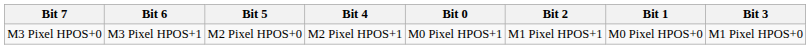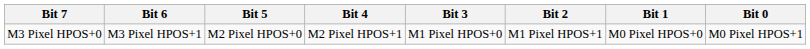columns swapped: (756, 14) <-> (455, 14)
